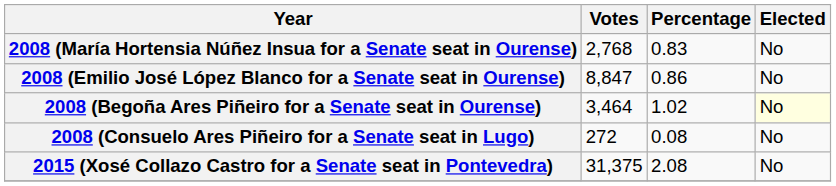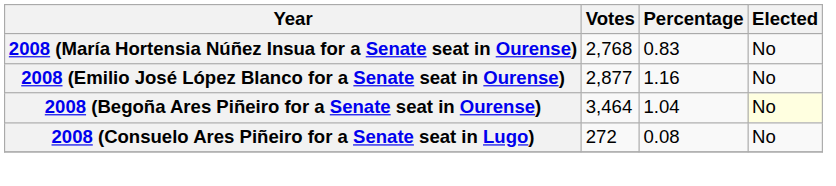(609, 78) 8,847 -> (609, 78) 2,877
(669, 78) 0.86 -> (662, 78) 1.16
(669, 107) 1.02 -> (662, 107) 1.04
- row: (293, 166)
